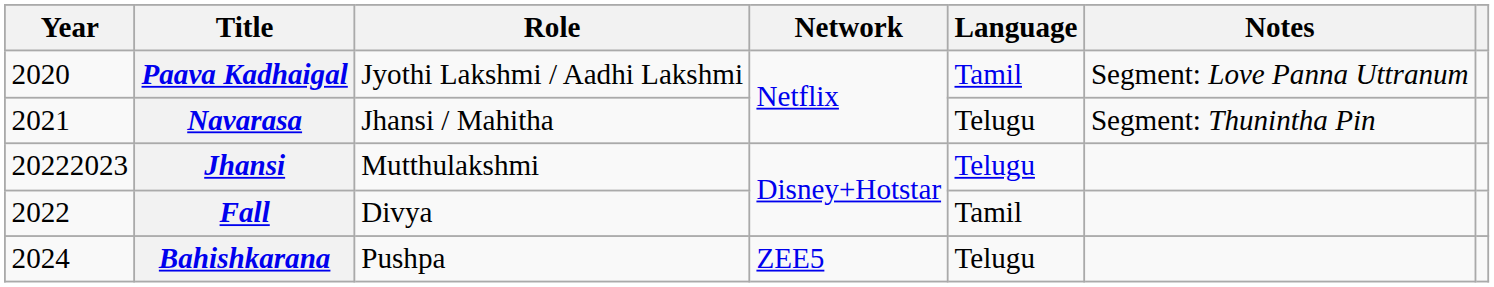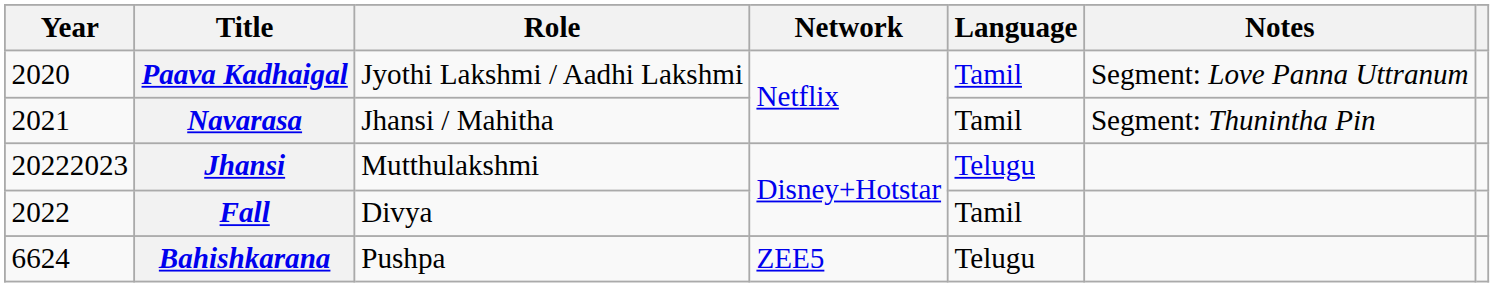(995, 119) Telugu -> (988, 119) Tamil
(41, 258) 2024 -> (41, 258) 6624
